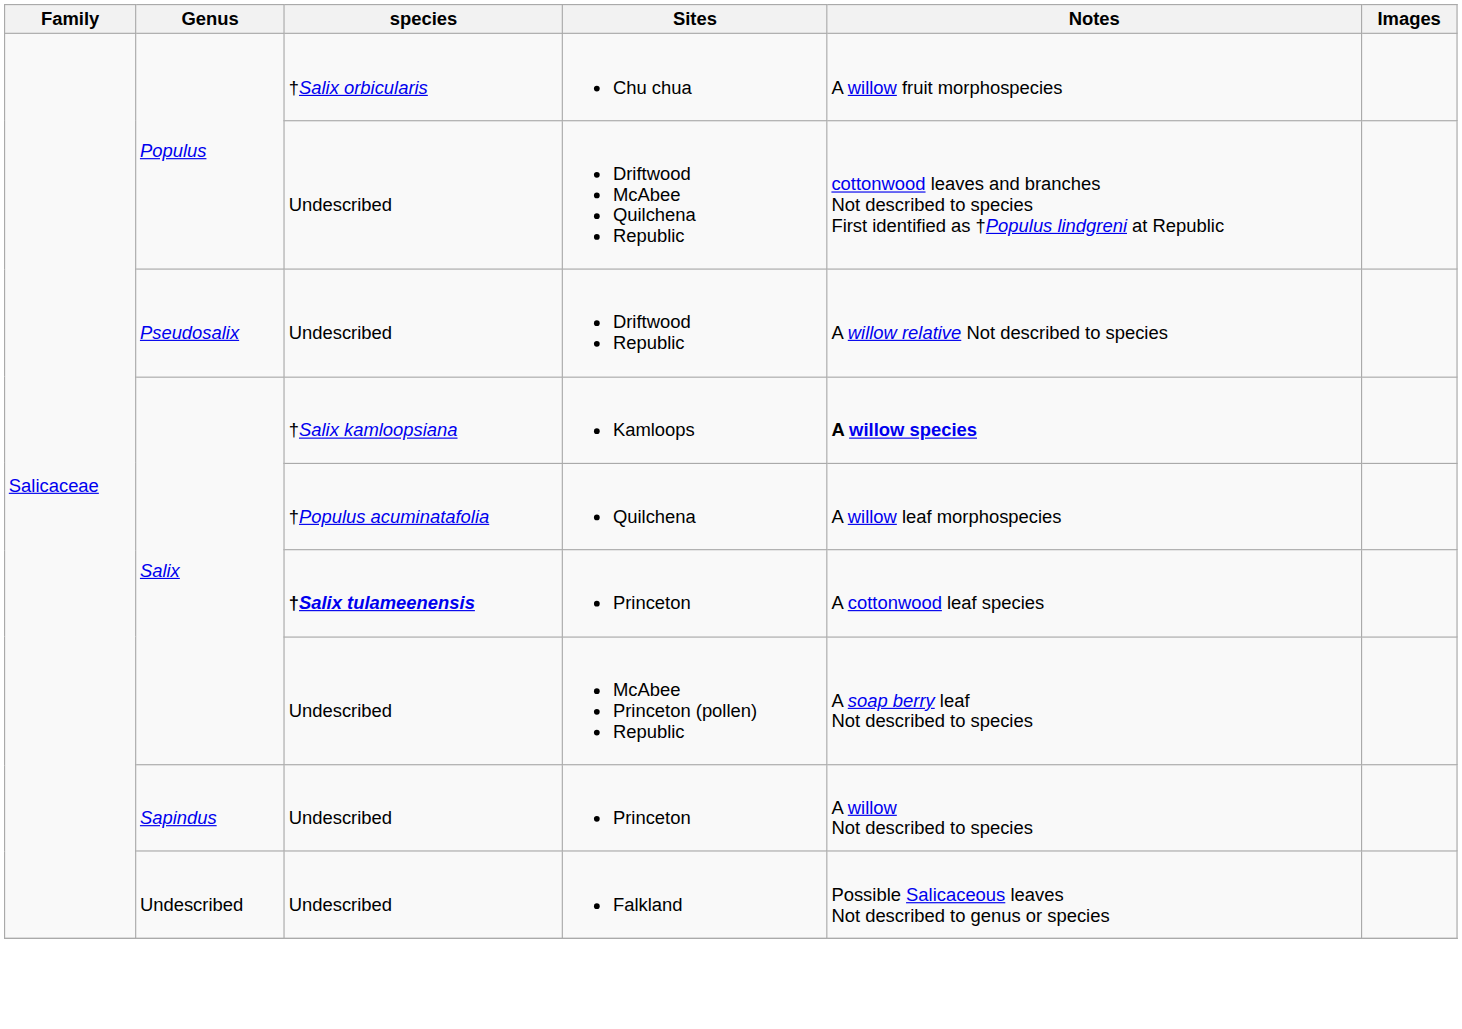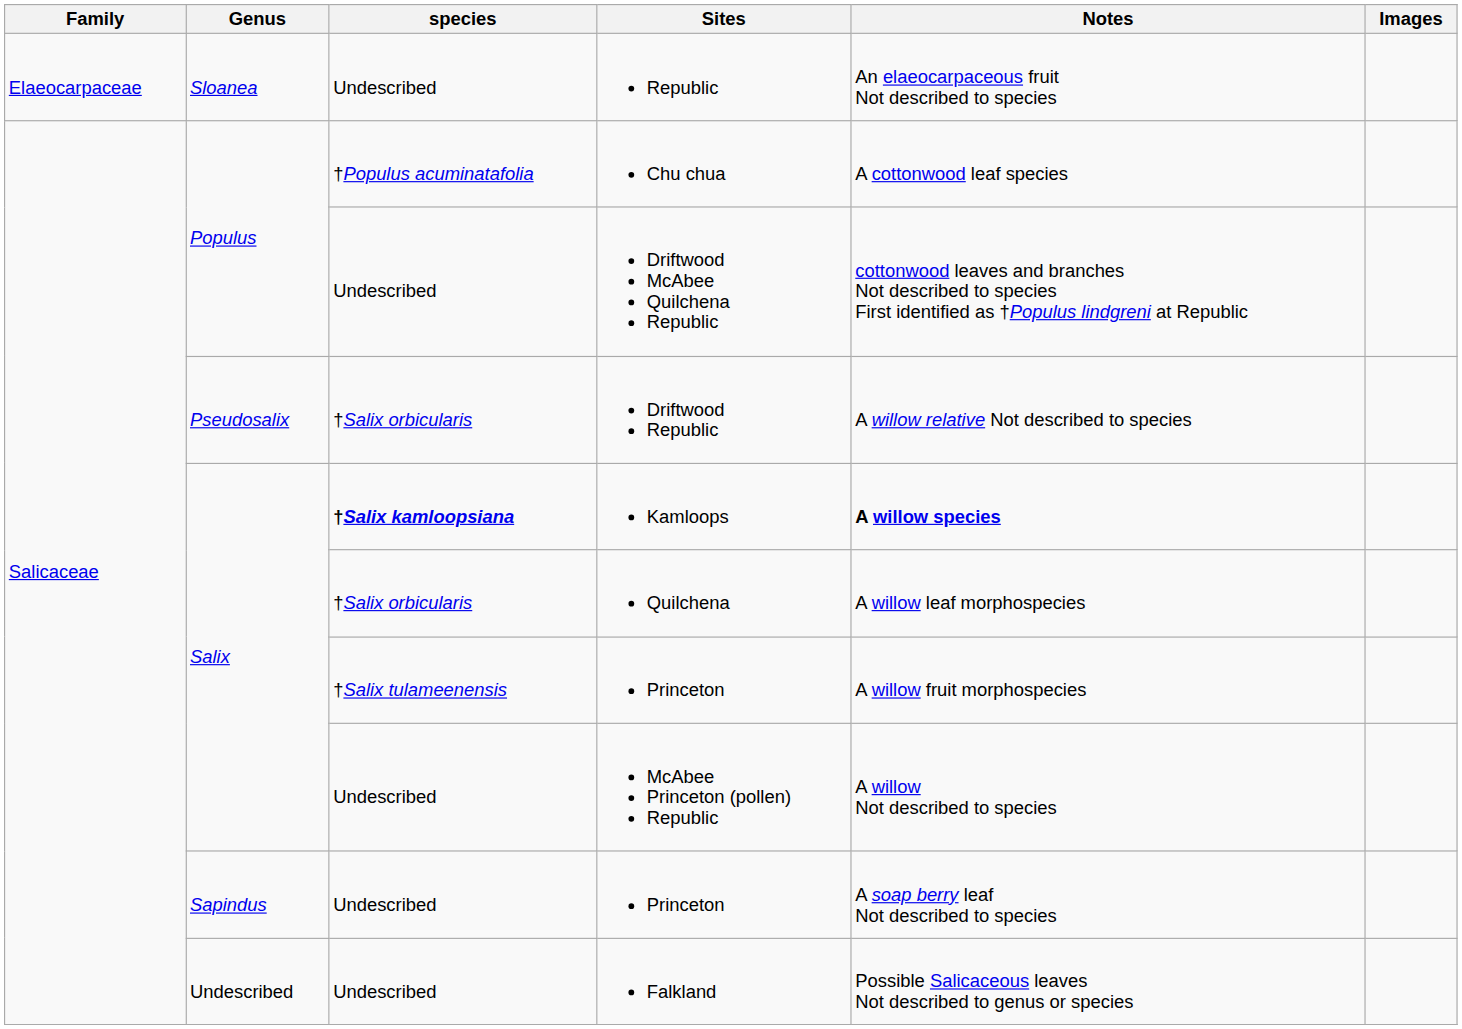+ row: (224, 87)
(358, 87) †Salix orbicularis -> (433, 174) †Populus acuminatafolia
(947, 87) A willow fruit morphospecies -> (962, 174) A cottonwood leaf species
(340, 333) Undescribed -> (403, 419) †Salix orbicularis
(373, 430) normal -> (424, 516) bold
(389, 516) †Populus acuminatafolia -> (403, 603) †Salix orbicularis
(382, 603) bold -> (420, 690) normal
(938, 603) A cottonwood leaf species -> (971, 690) A willow fruit morphospecies
(932, 710) A soap berry leaf Not described to species -> (956, 797) A willow Not described to species
(932, 818) A willow Not described to species -> (956, 905) A soap berry leaf Not described to species
